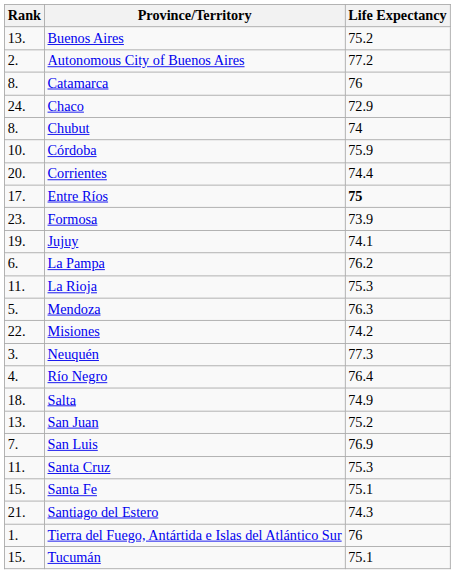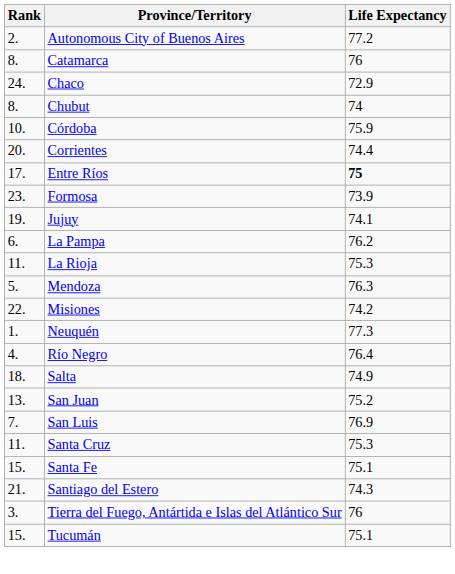- row: (86, 38)
(13, 354) 3. -> (13, 331) 1.
(13, 535) 1. -> (13, 512) 3.
